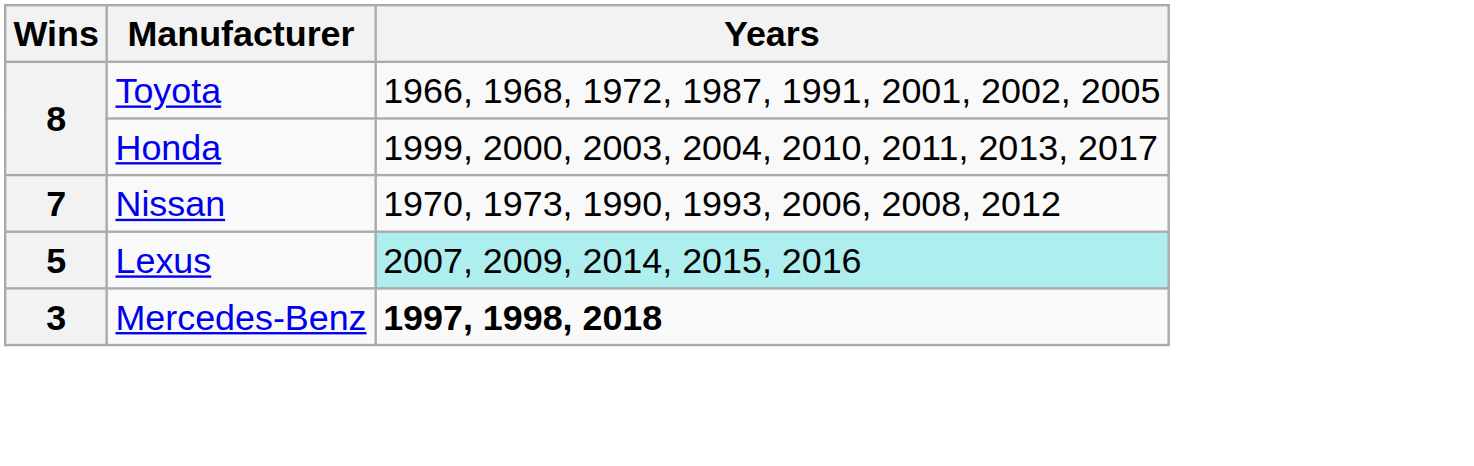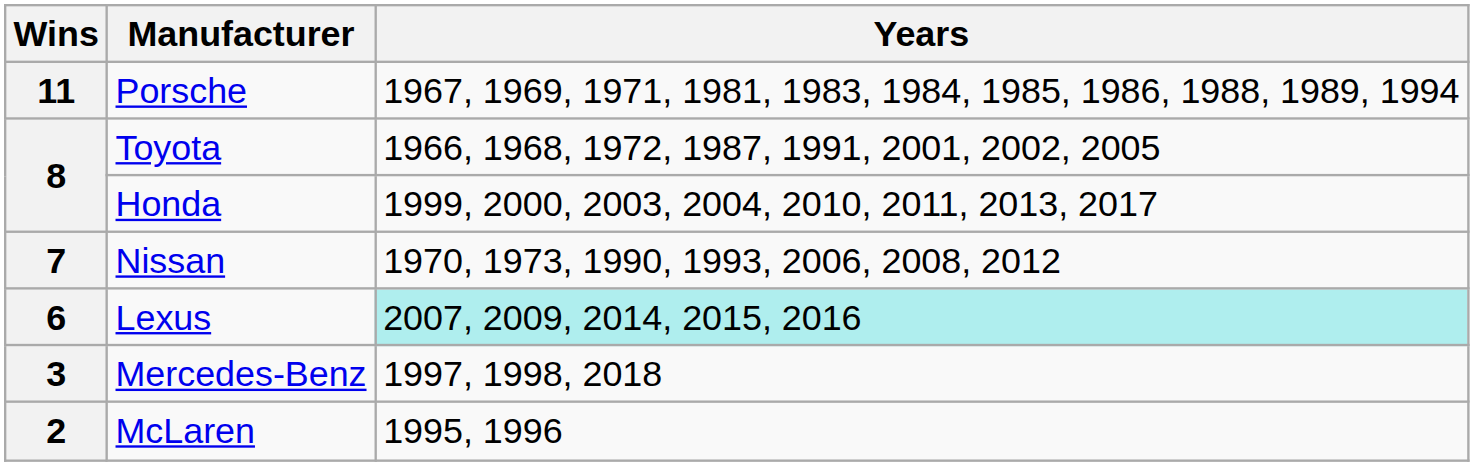+ row: (181, 91)
(56, 261) 5 -> (56, 318) 6
(523, 318) bold -> (523, 374) normal
+ row: (185, 431)
